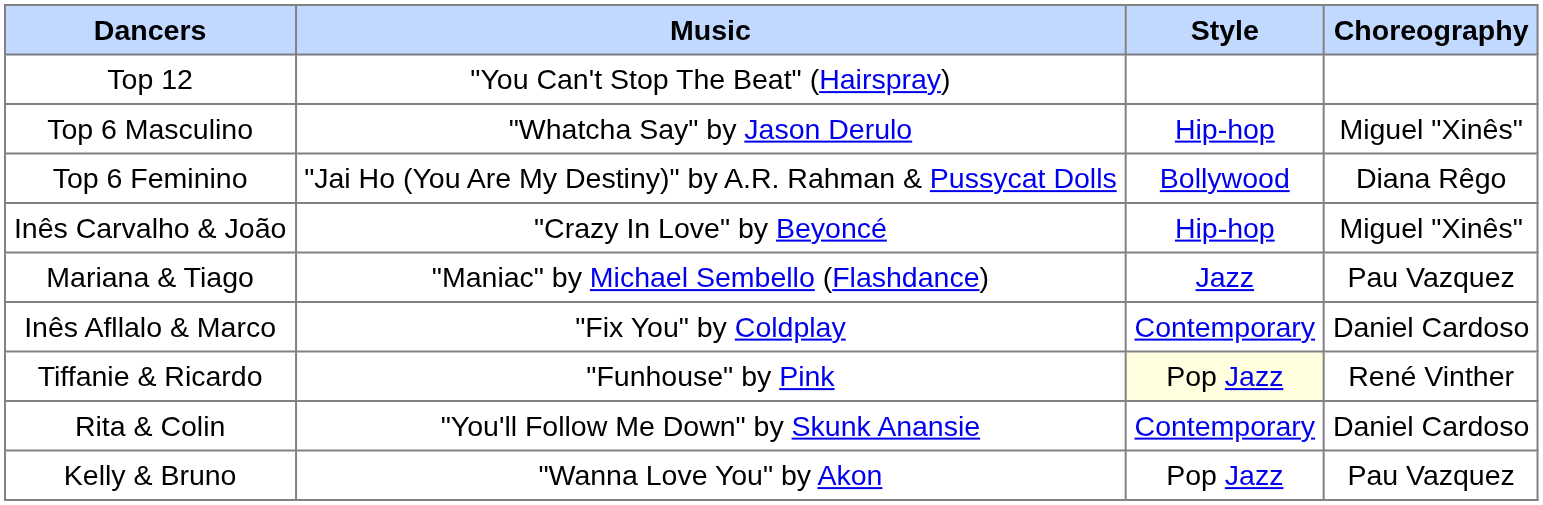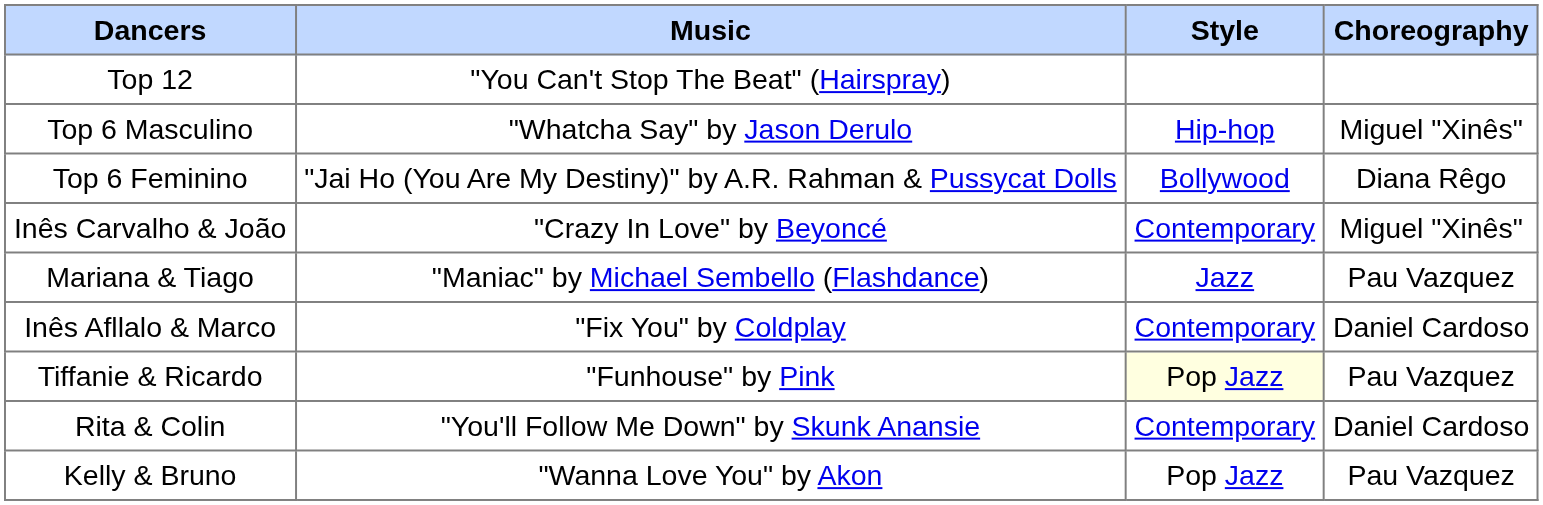(1225, 228) Hip-hop -> (1225, 228) Contemporary
(1431, 376) René Vinther -> (1431, 376) Pau Vazquez
